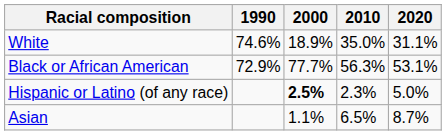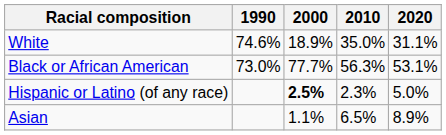(258, 68) 72.9% -> (258, 68) 73.0%
(411, 118) 8.7% -> (411, 118) 8.9%
